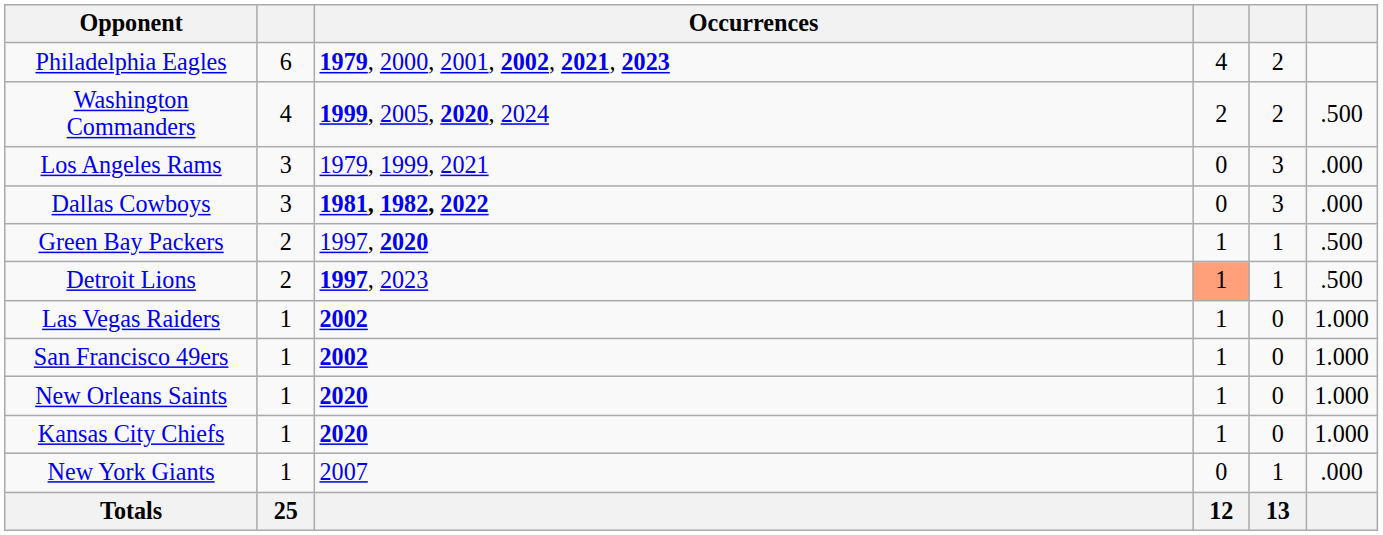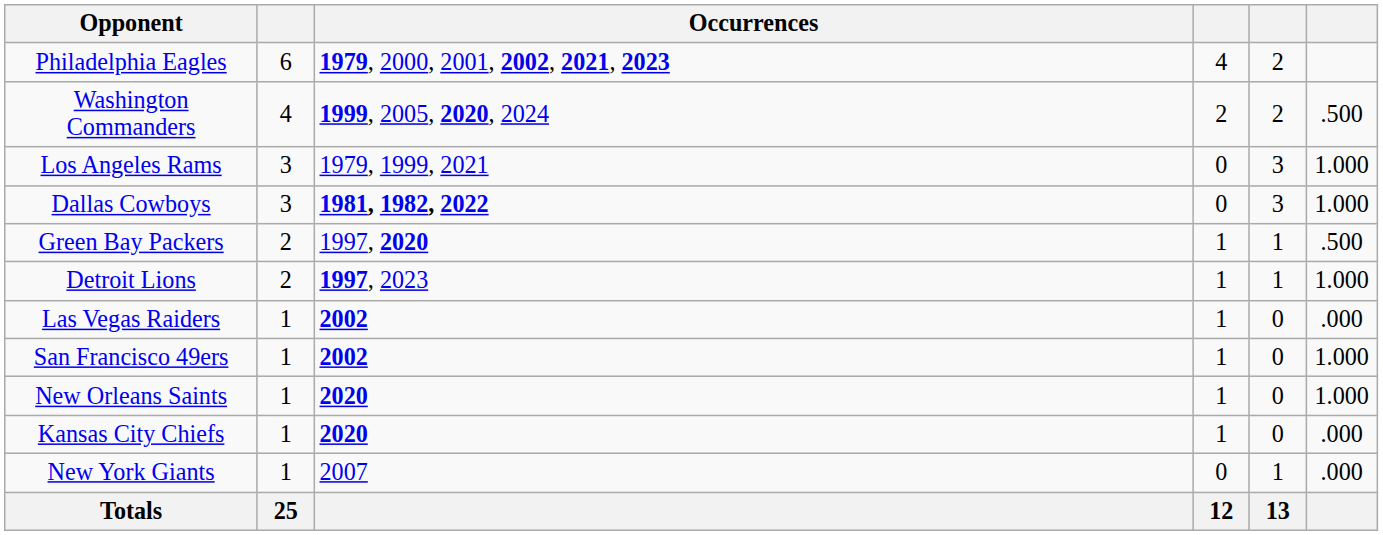(1342, 165) .000 -> (1342, 165) 1.000
(1342, 204) .000 -> (1342, 204) 1.000
(1221, 280) lightsalmon background -> (1221, 280) no background
(1342, 280) .500 -> (1342, 280) 1.000
(1342, 319) 1.000 -> (1342, 319) .000
(1342, 434) 1.000 -> (1342, 434) .000
